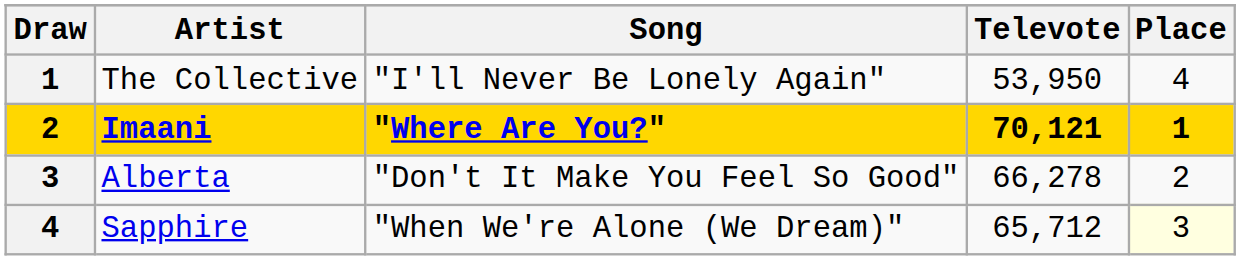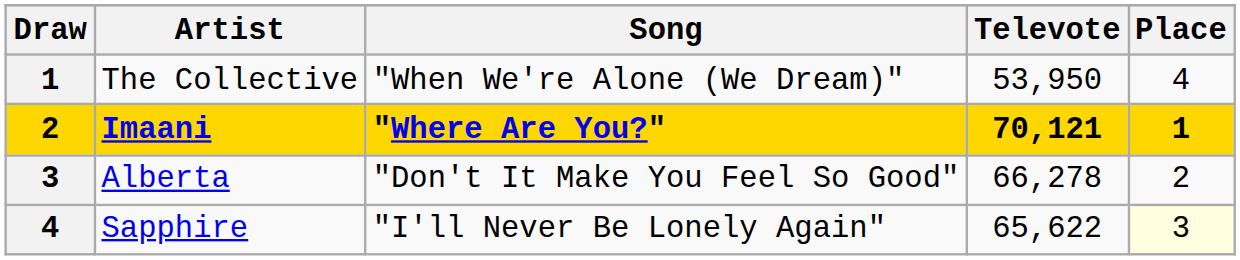(629, 80) "I'll Never Be Lonely Again" -> (639, 80) "When We're Alone (We Dream)"
(639, 229) "When We're Alone (We Dream)" -> (629, 229) "I'll Never Be Lonely Again"
(1047, 229) 65,712 -> (1047, 229) 65,622
